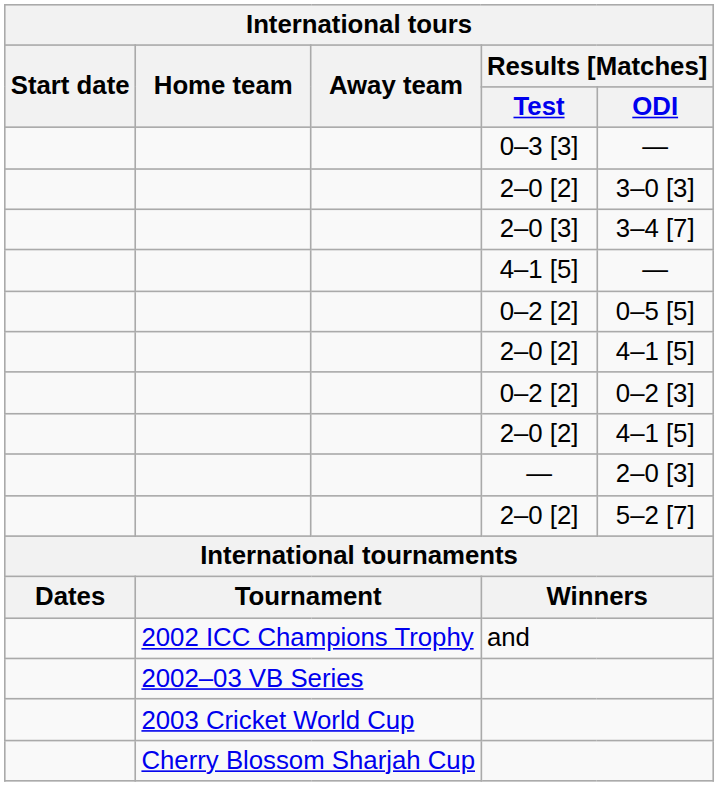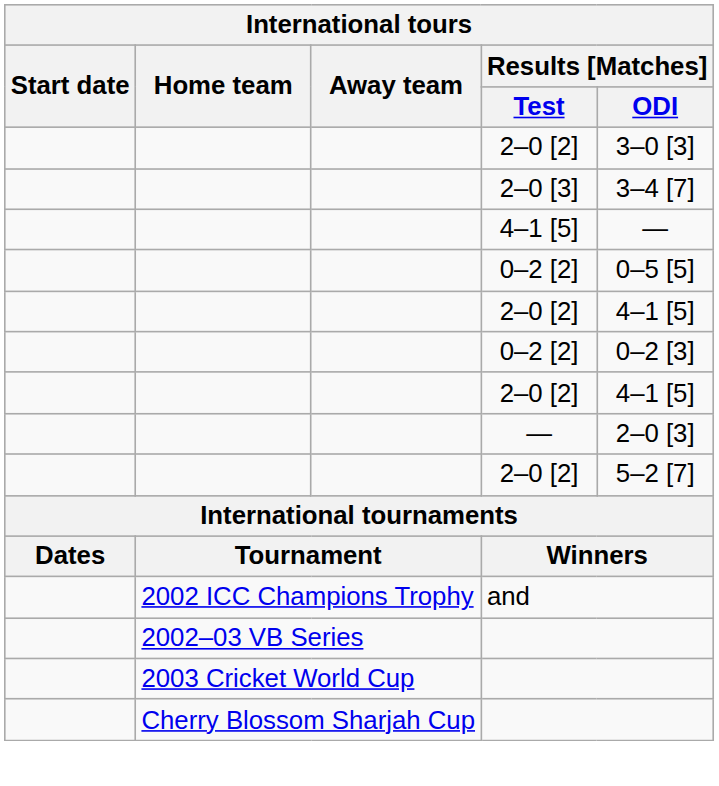- row: (223, 148)
